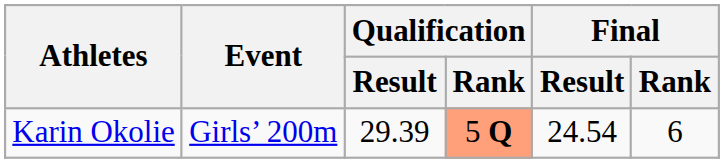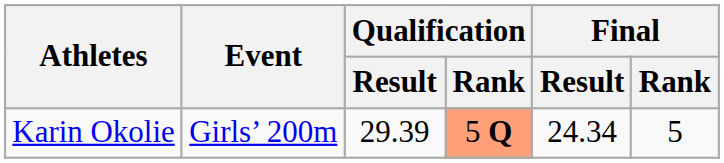(582, 132) 24.54 -> (582, 132) 24.34
(675, 132) 6 -> (675, 132) 5
